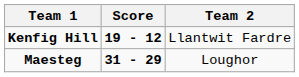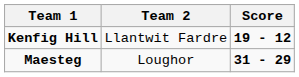columns swapped: (133, 16) <-> (230, 16)
